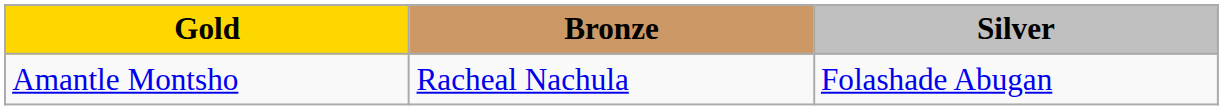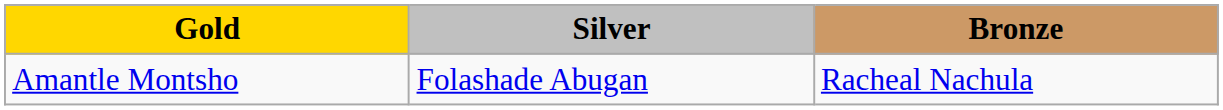columns swapped: (1016, 29) <-> (612, 29)
